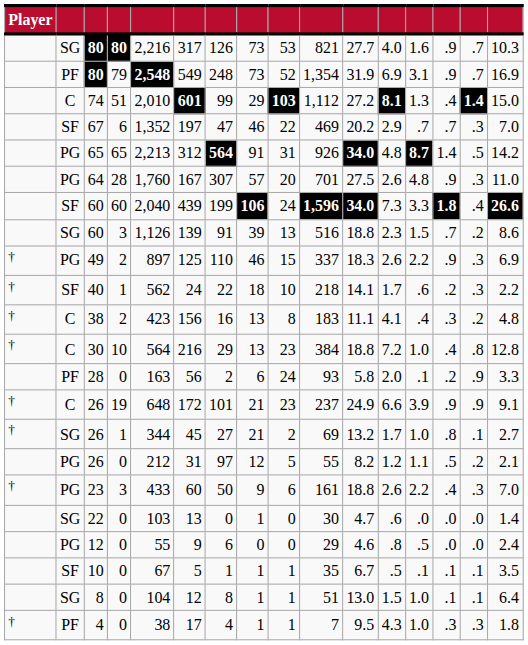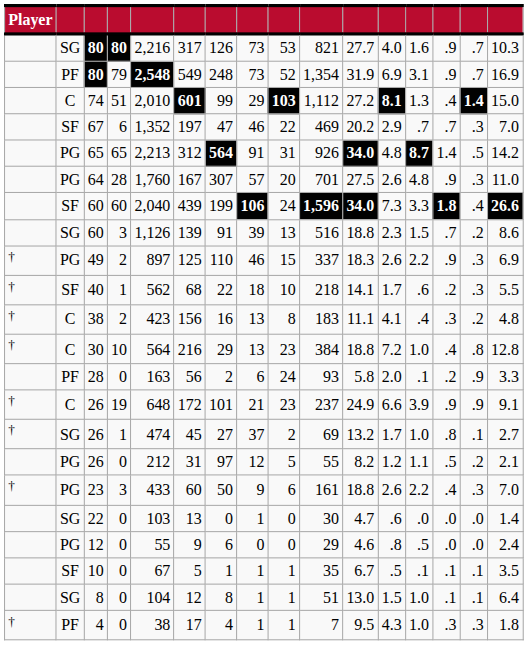(194, 290) 24 -> (194, 290) 68
(509, 290) 2.2 -> (509, 290) 5.5
(158, 434) 344 -> (158, 434) 474
(256, 434) 21 -> (256, 434) 37
